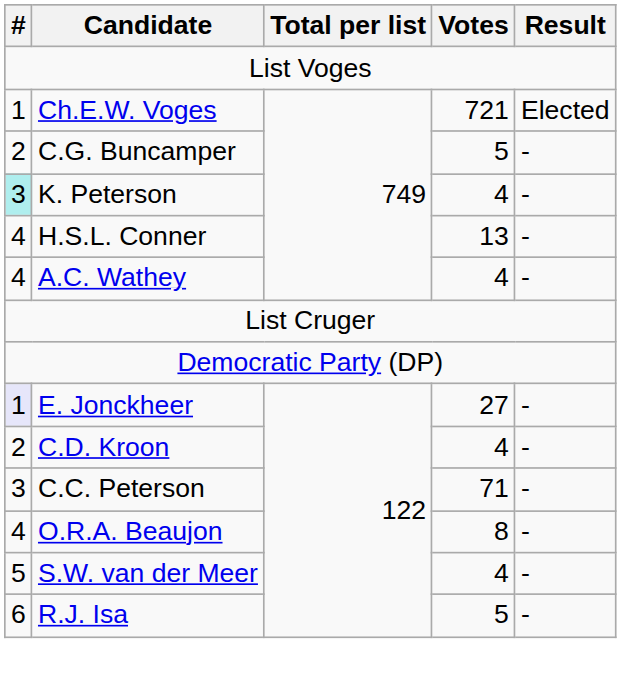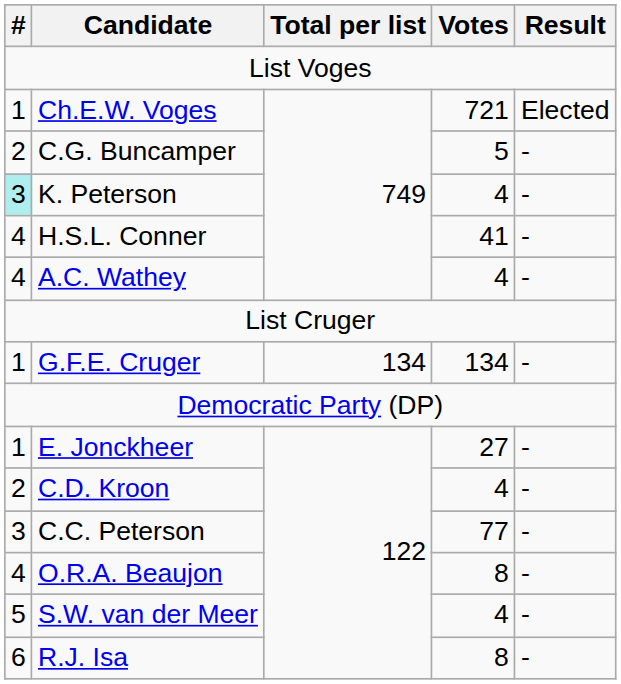(494, 236) 13 -> (494, 236) 41
+ row: (119, 362)
(18, 404) lavender background -> (18, 446) no background
(494, 488) 71 -> (494, 531) 77
(501, 615) 5 -> (501, 657) 8
